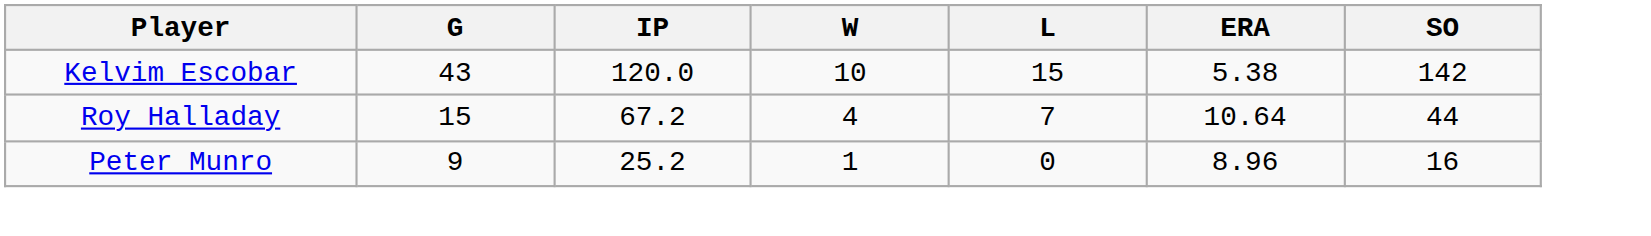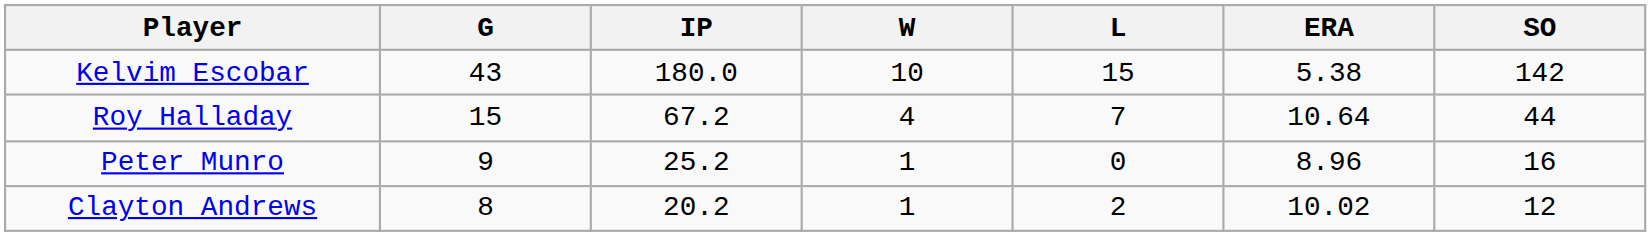(653, 73) 120.0 -> (696, 73) 180.0
+ row: (193, 208)
